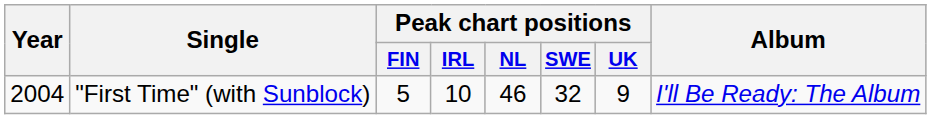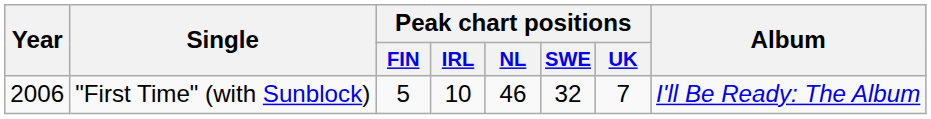(37, 94) 2004 -> (37, 94) 2006
(623, 94) 9 -> (623, 94) 7
